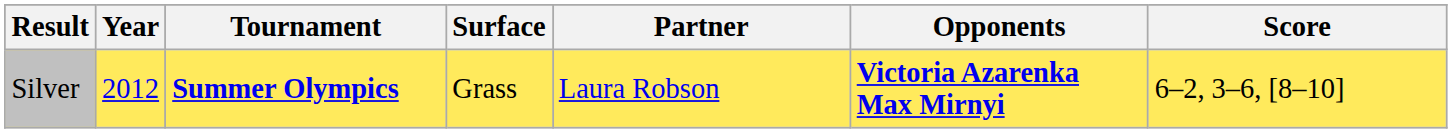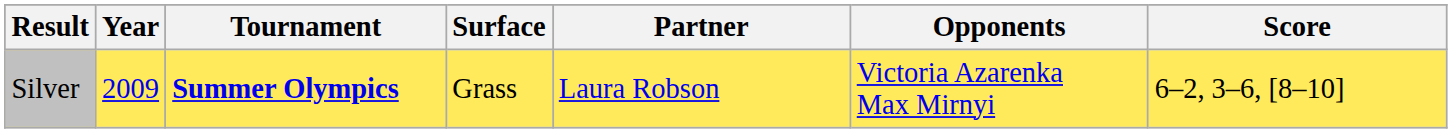(131, 88) 2012 -> (131, 88) 2009
(968, 88) bold -> (960, 88) normal
